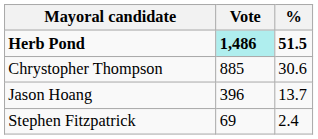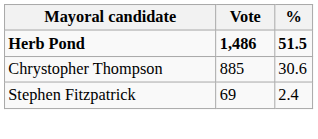(238, 43) paleturquoise background -> (238, 43) no background
- row: (50, 95)
